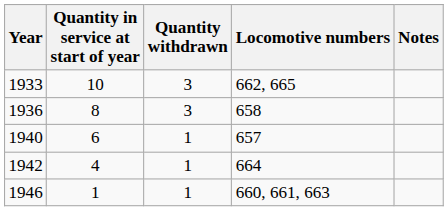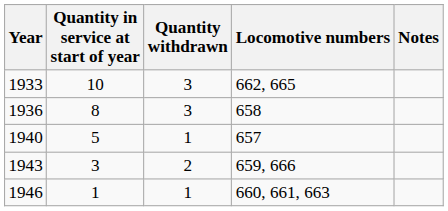(95, 138) 6 -> (95, 138) 5
- row: (26, 165)
+ row: (26, 165)
